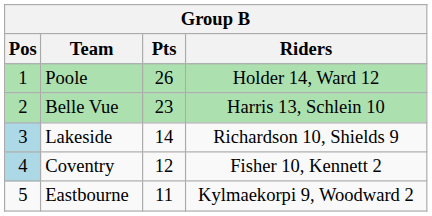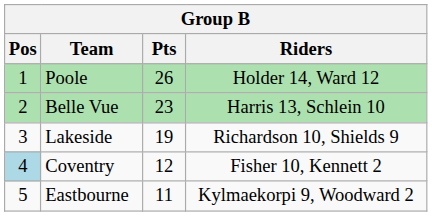(23, 136) lightblue background -> (23, 136) no background
(164, 136) 14 -> (164, 136) 19
